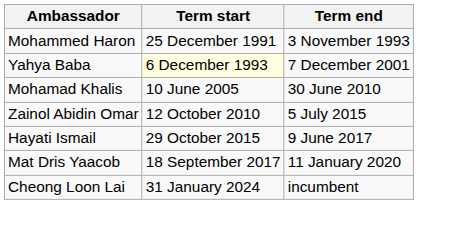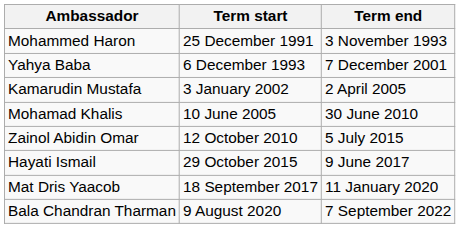(207, 65) lightyellow background -> (244, 65) no background
+ row: (75, 89)
+ row: (92, 211)
- row: (67, 187)
